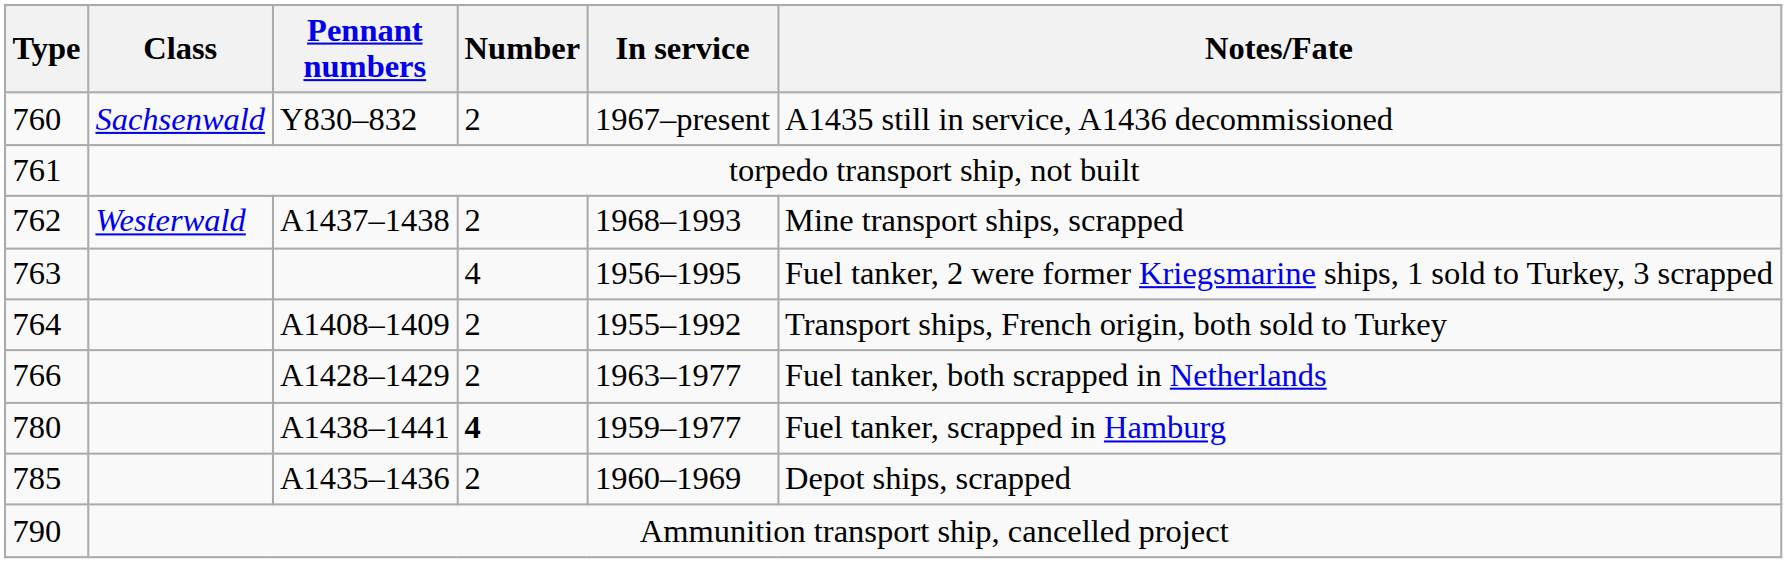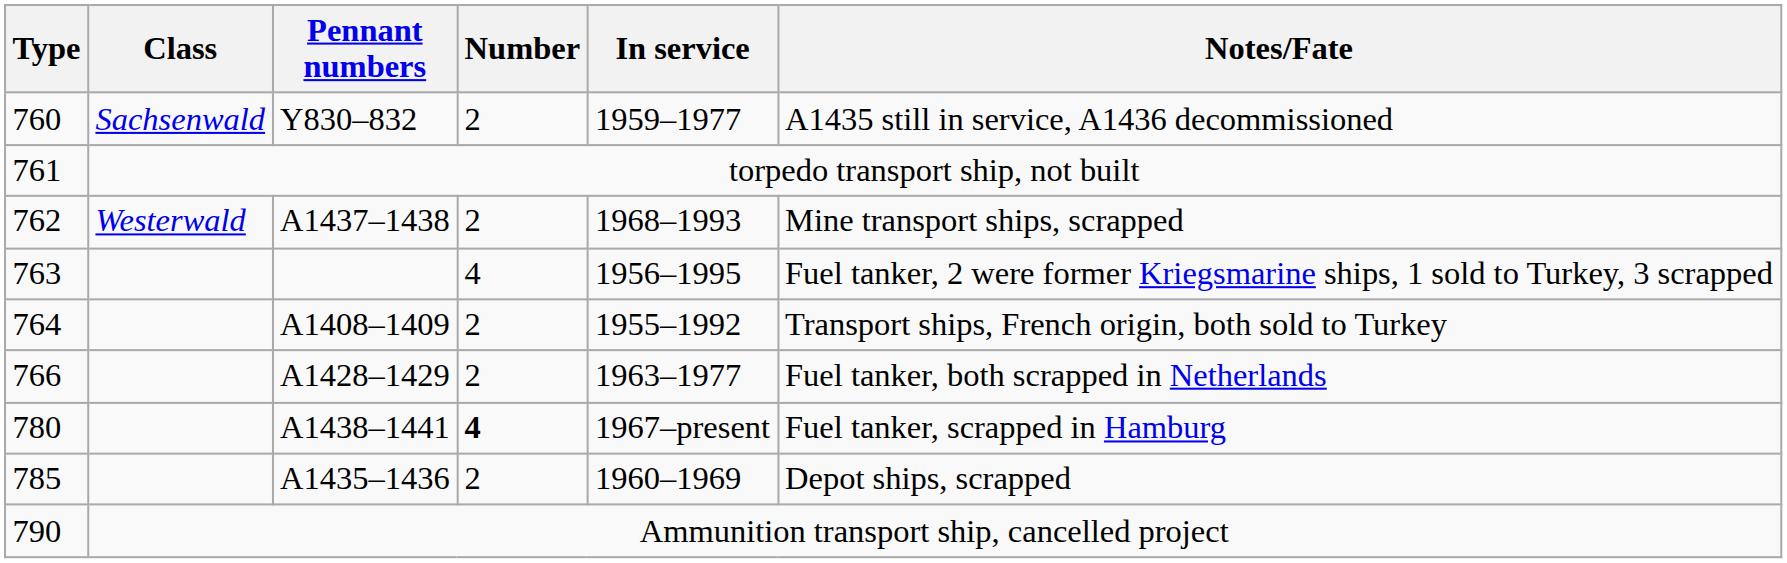(683, 118) 1967–present -> (668, 118) 1959–1977
(668, 427) 1959–1977 -> (683, 427) 1967–present
